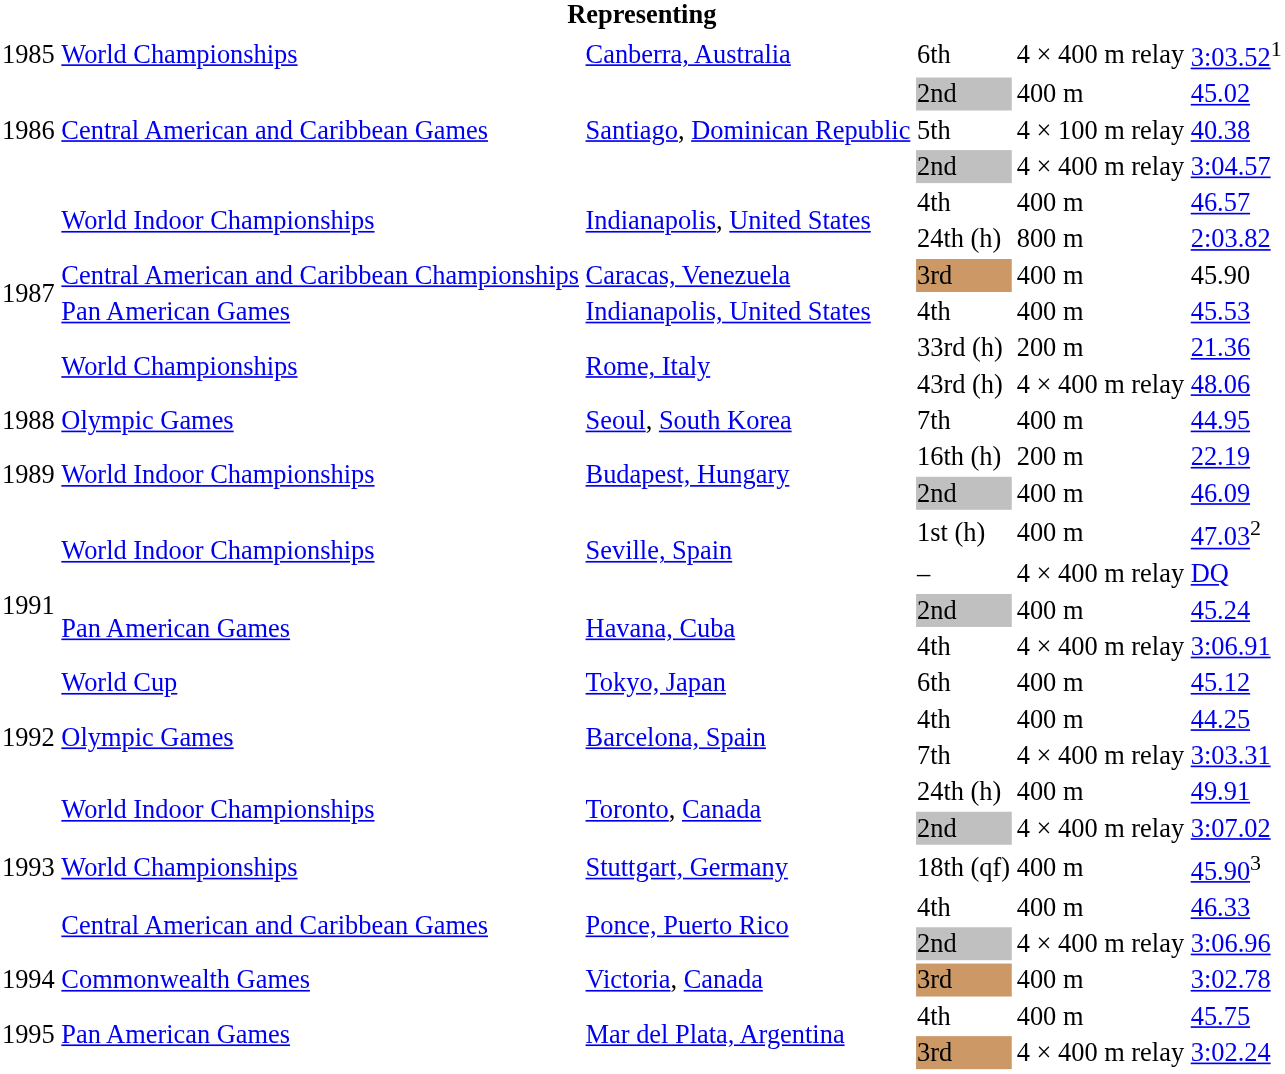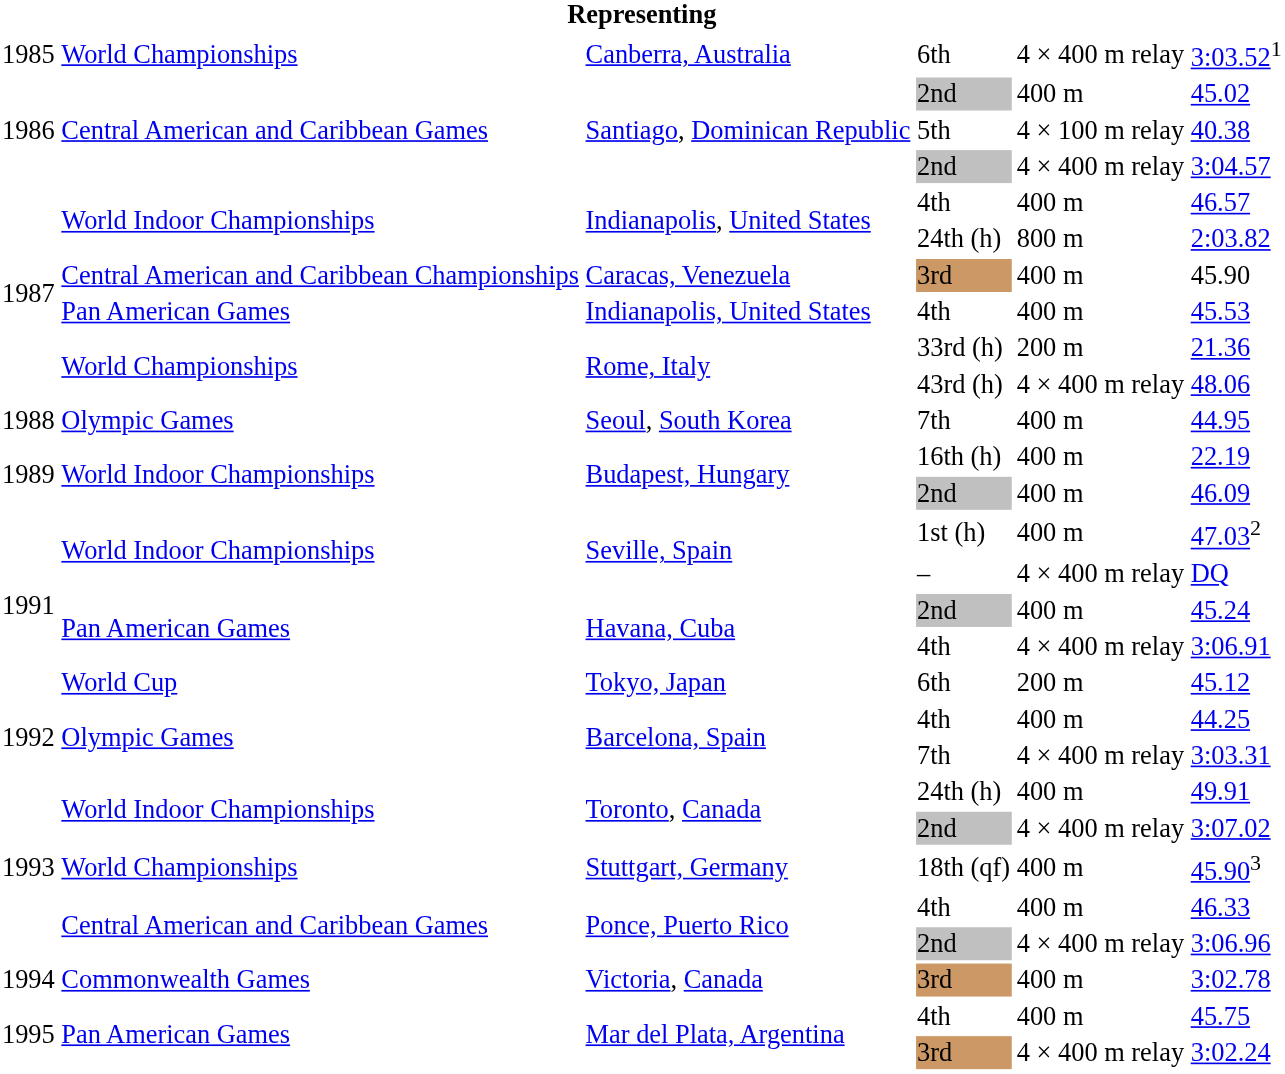(1050, 457) 200 m -> (1050, 457) 400 m
(1050, 682) 400 m -> (1050, 682) 200 m
